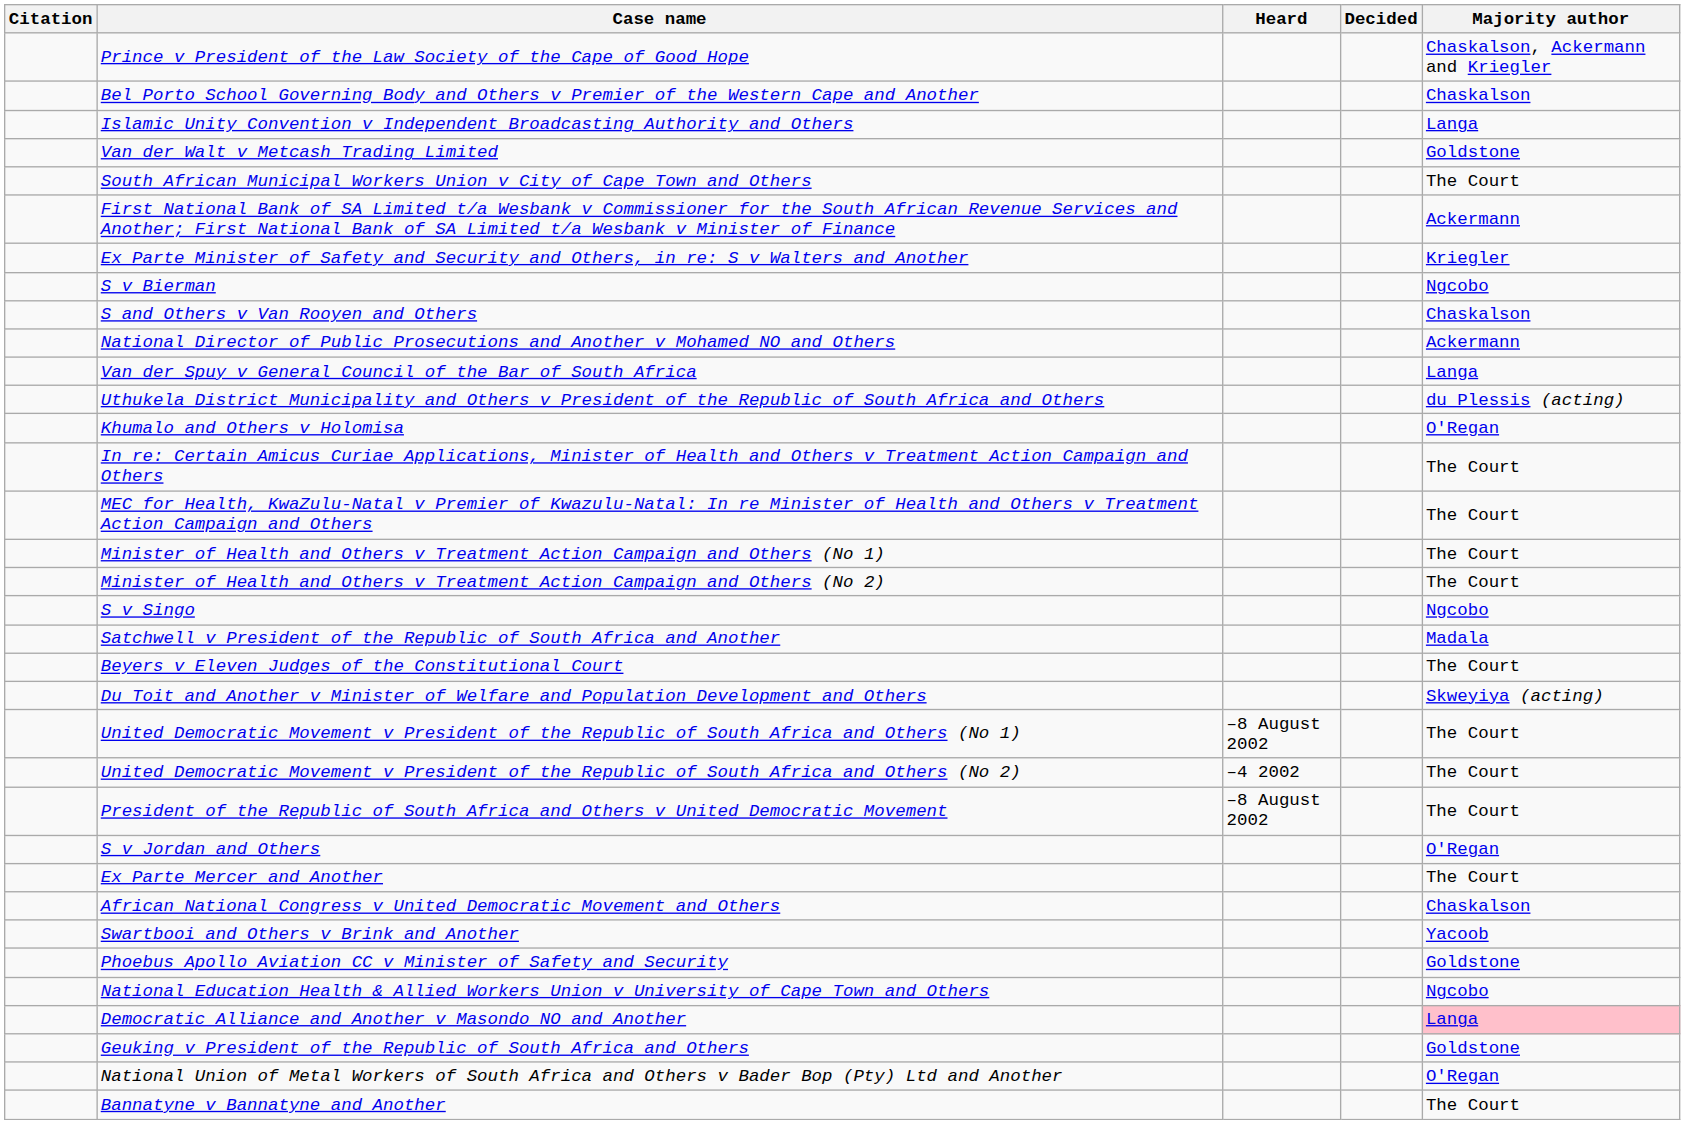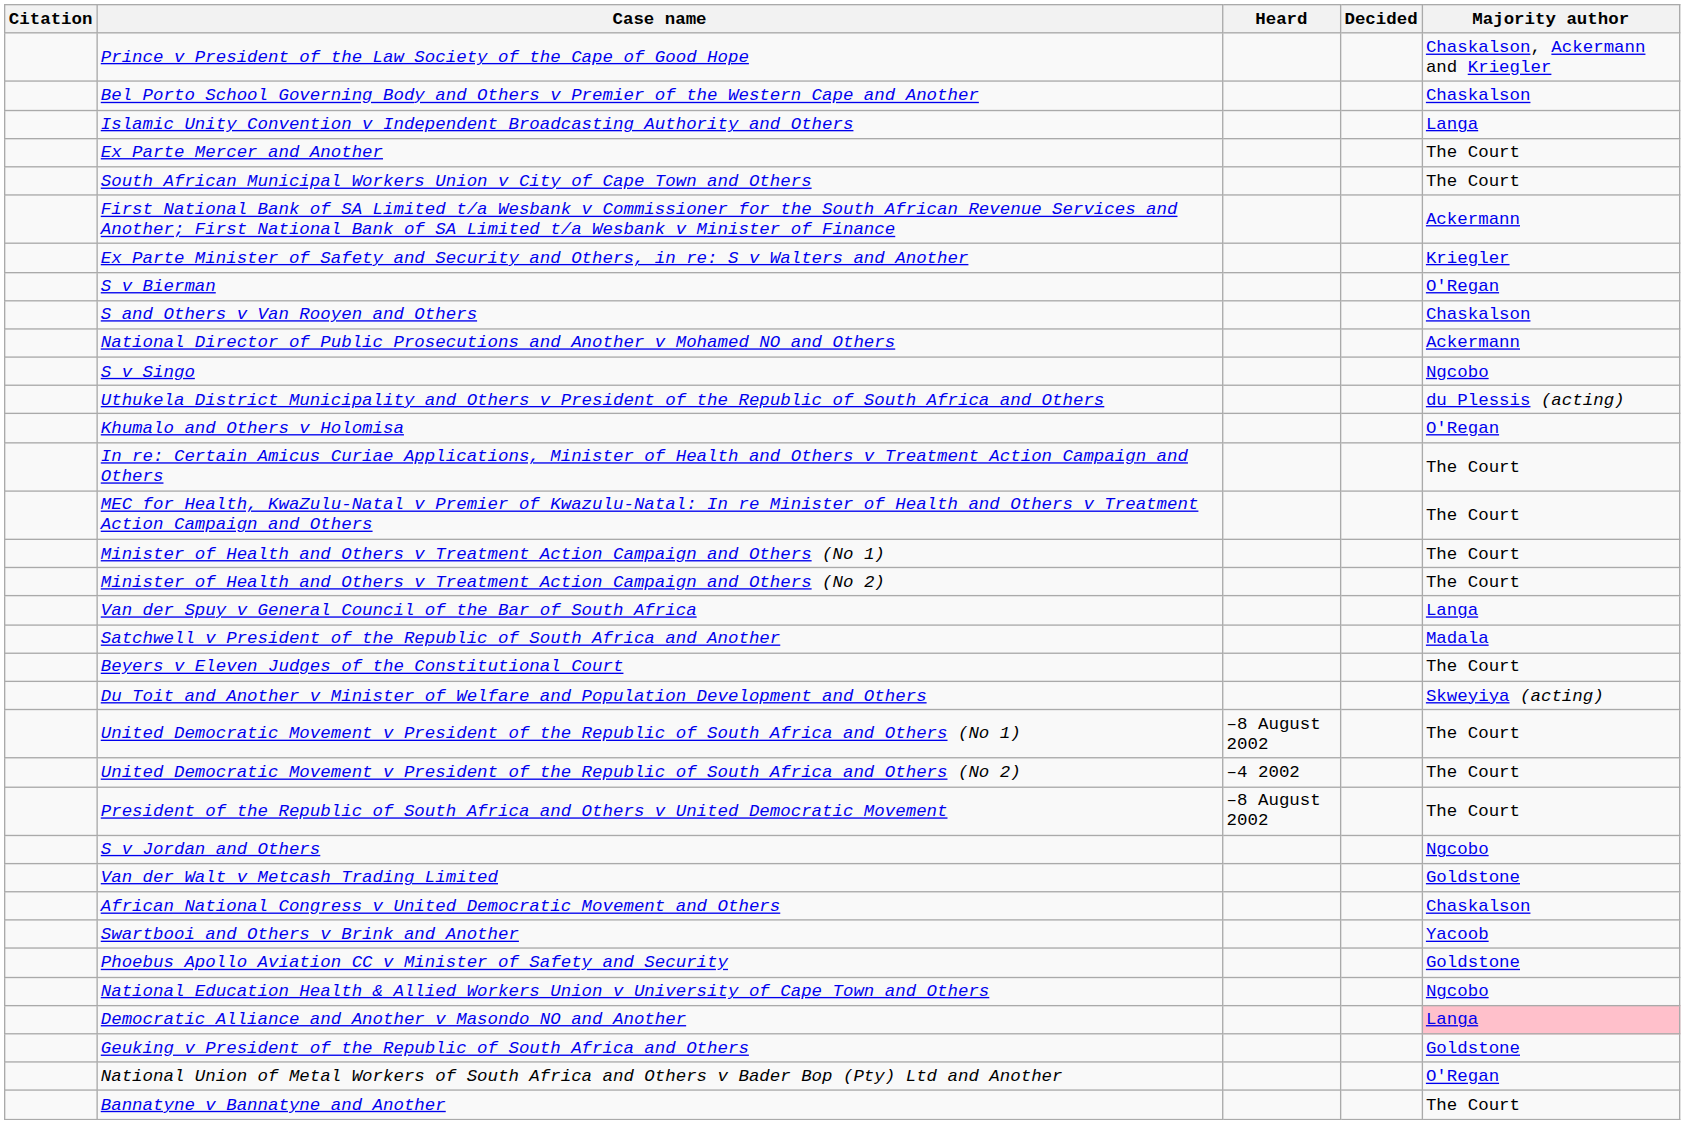rows swapped: (299, 153) <-> (242, 878)
(1457, 286) Ngcobo -> (1462, 286) O'Regan
rows swapped: (148, 610) <-> (399, 371)
(1462, 849) O'Regan -> (1457, 849) Ngcobo
